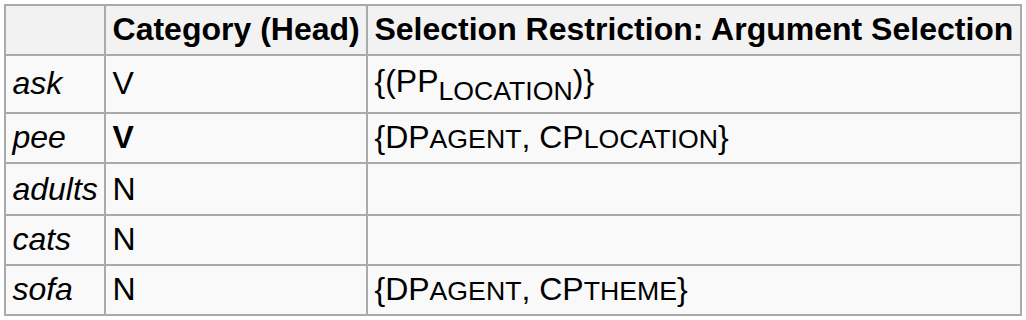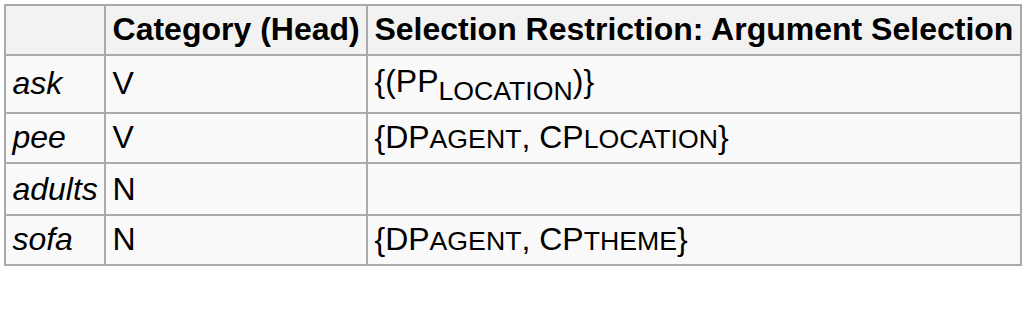(123, 137) bold -> (123, 137) normal
- row: (42, 239)
